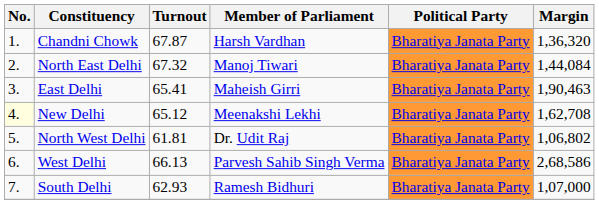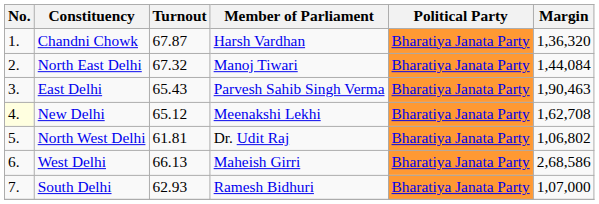(170, 89) 65.41 -> (170, 89) 65.43
(257, 89) Maheish Girri -> (299, 89) Parvesh Sahib Singh Verma
(299, 162) Parvesh Sahib Singh Verma -> (257, 162) Maheish Girri
